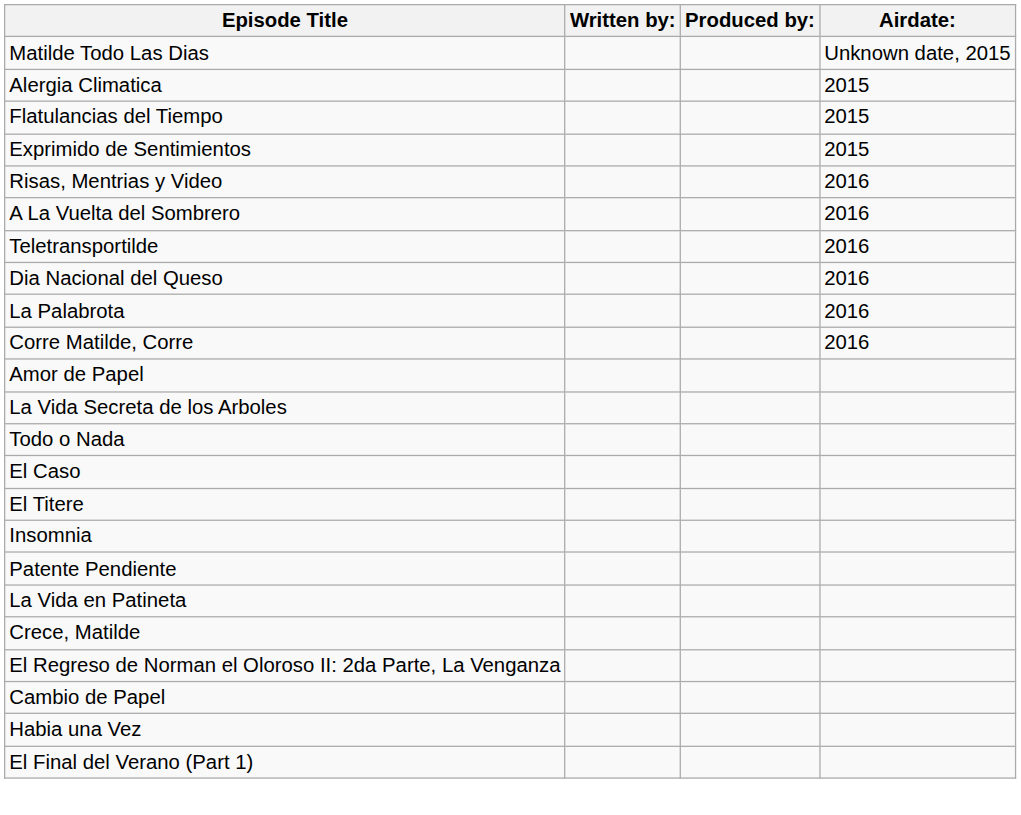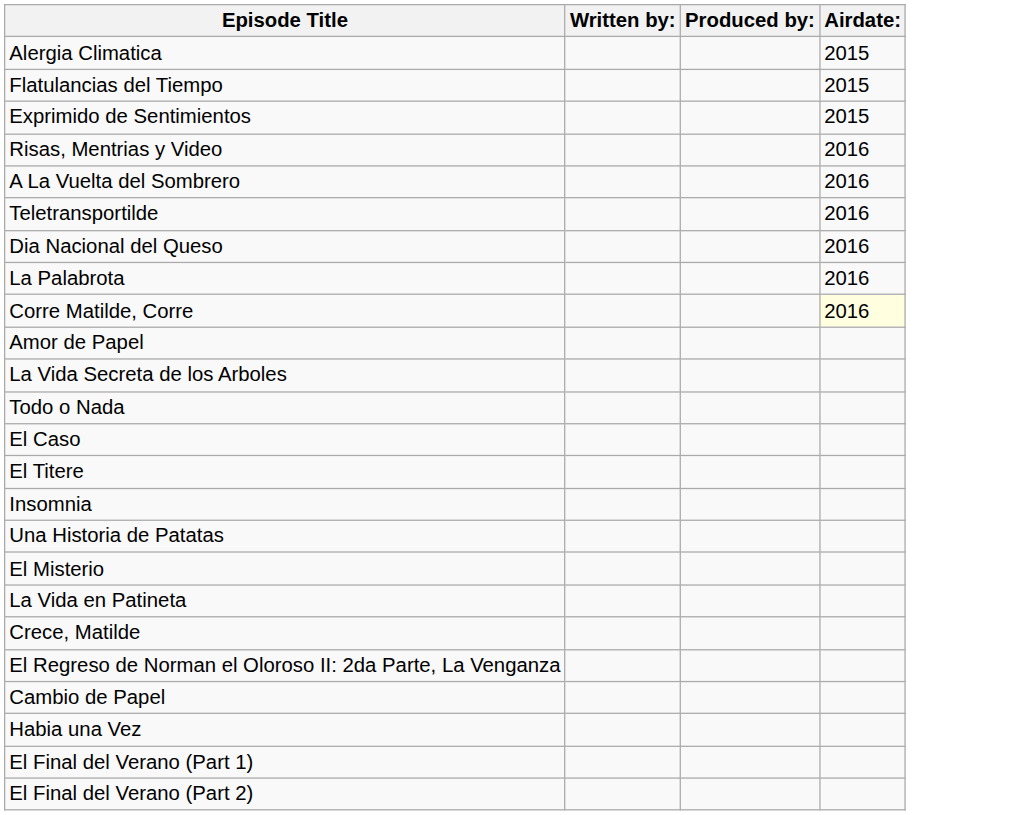- row: (109, 52)
(847, 342) no background -> (847, 310) lightyellow background
+ row: (117, 536)
- row: (93, 568)
+ row: (57, 568)
+ row: (131, 794)
